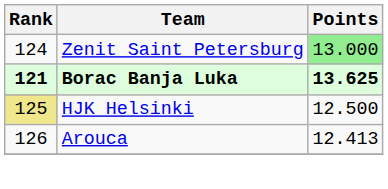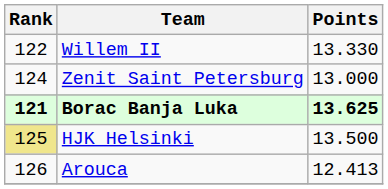+ row: (111, 50)
(346, 50) lightgreen background -> (346, 79) no background
(346, 109) 12.500 -> (346, 139) 13.500
